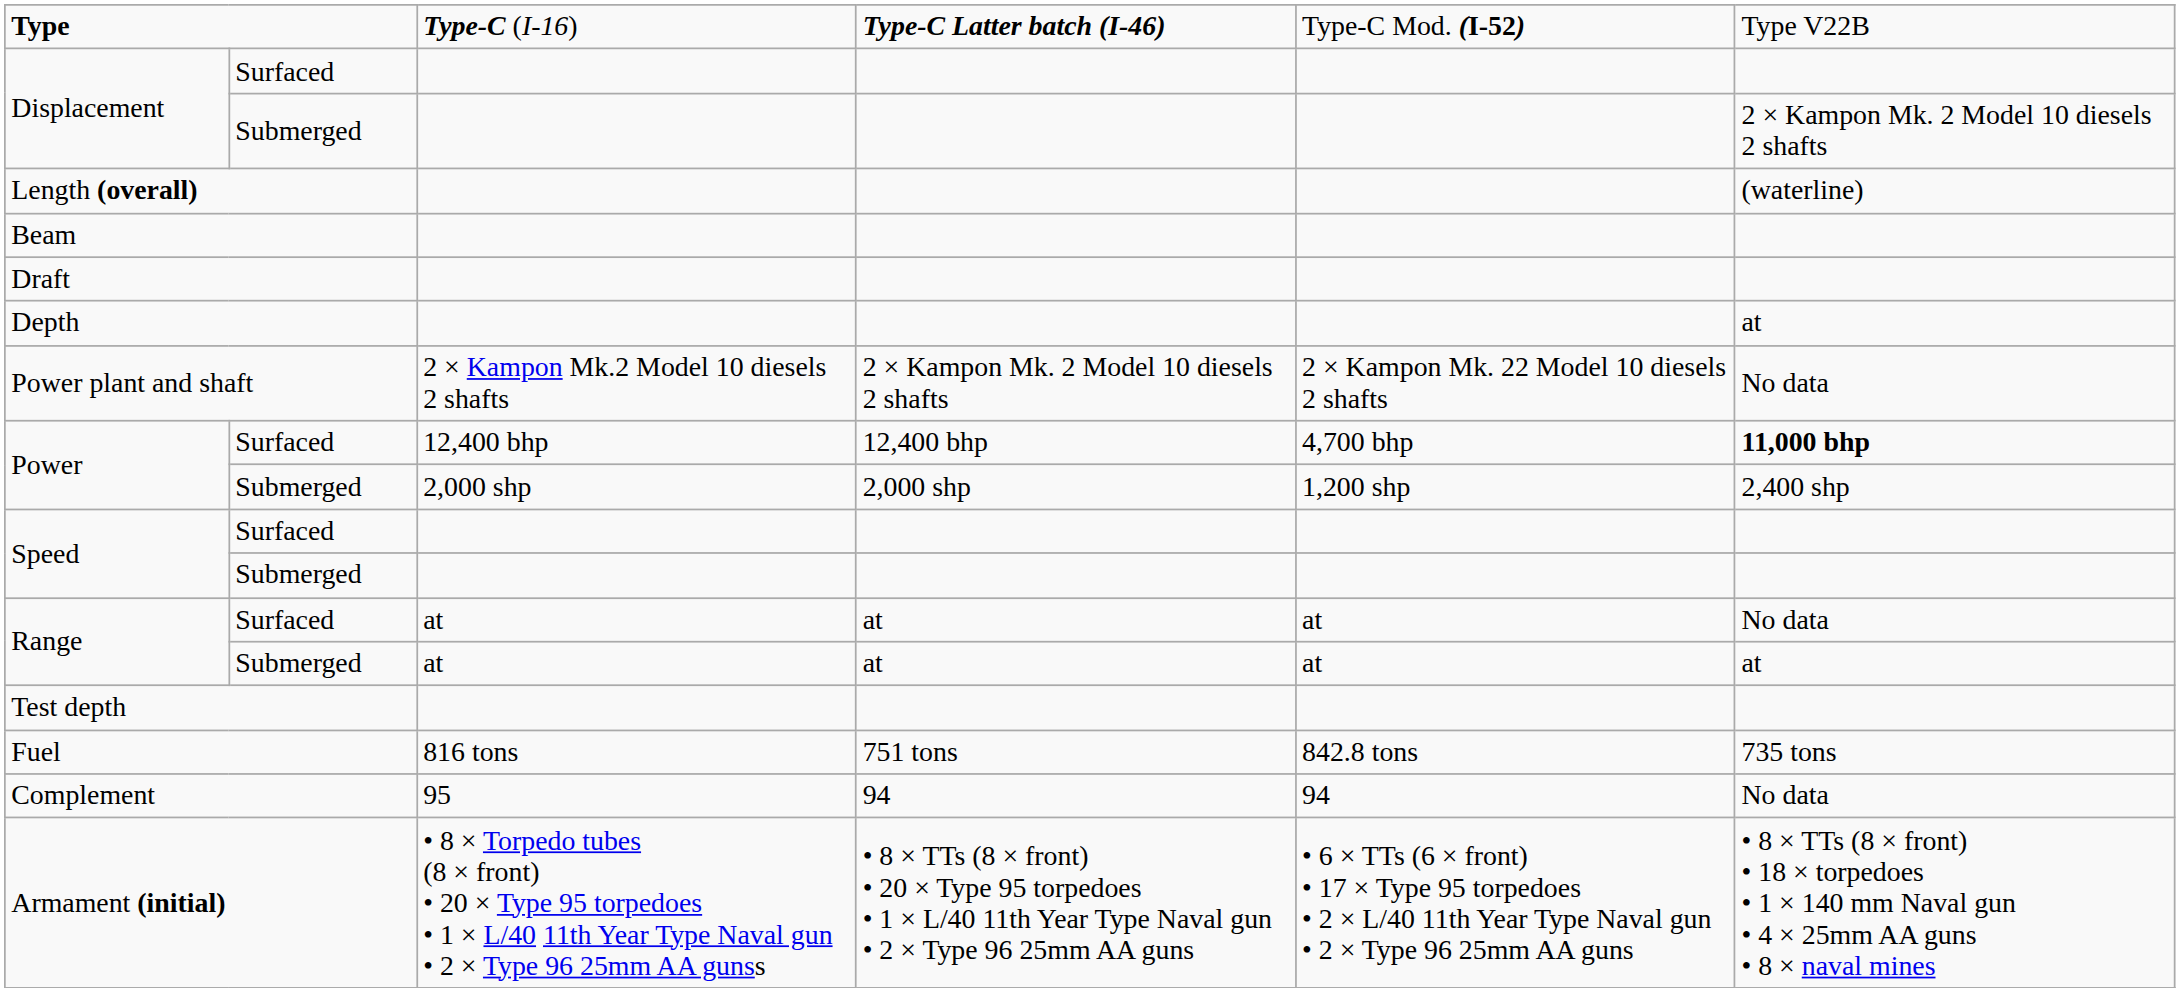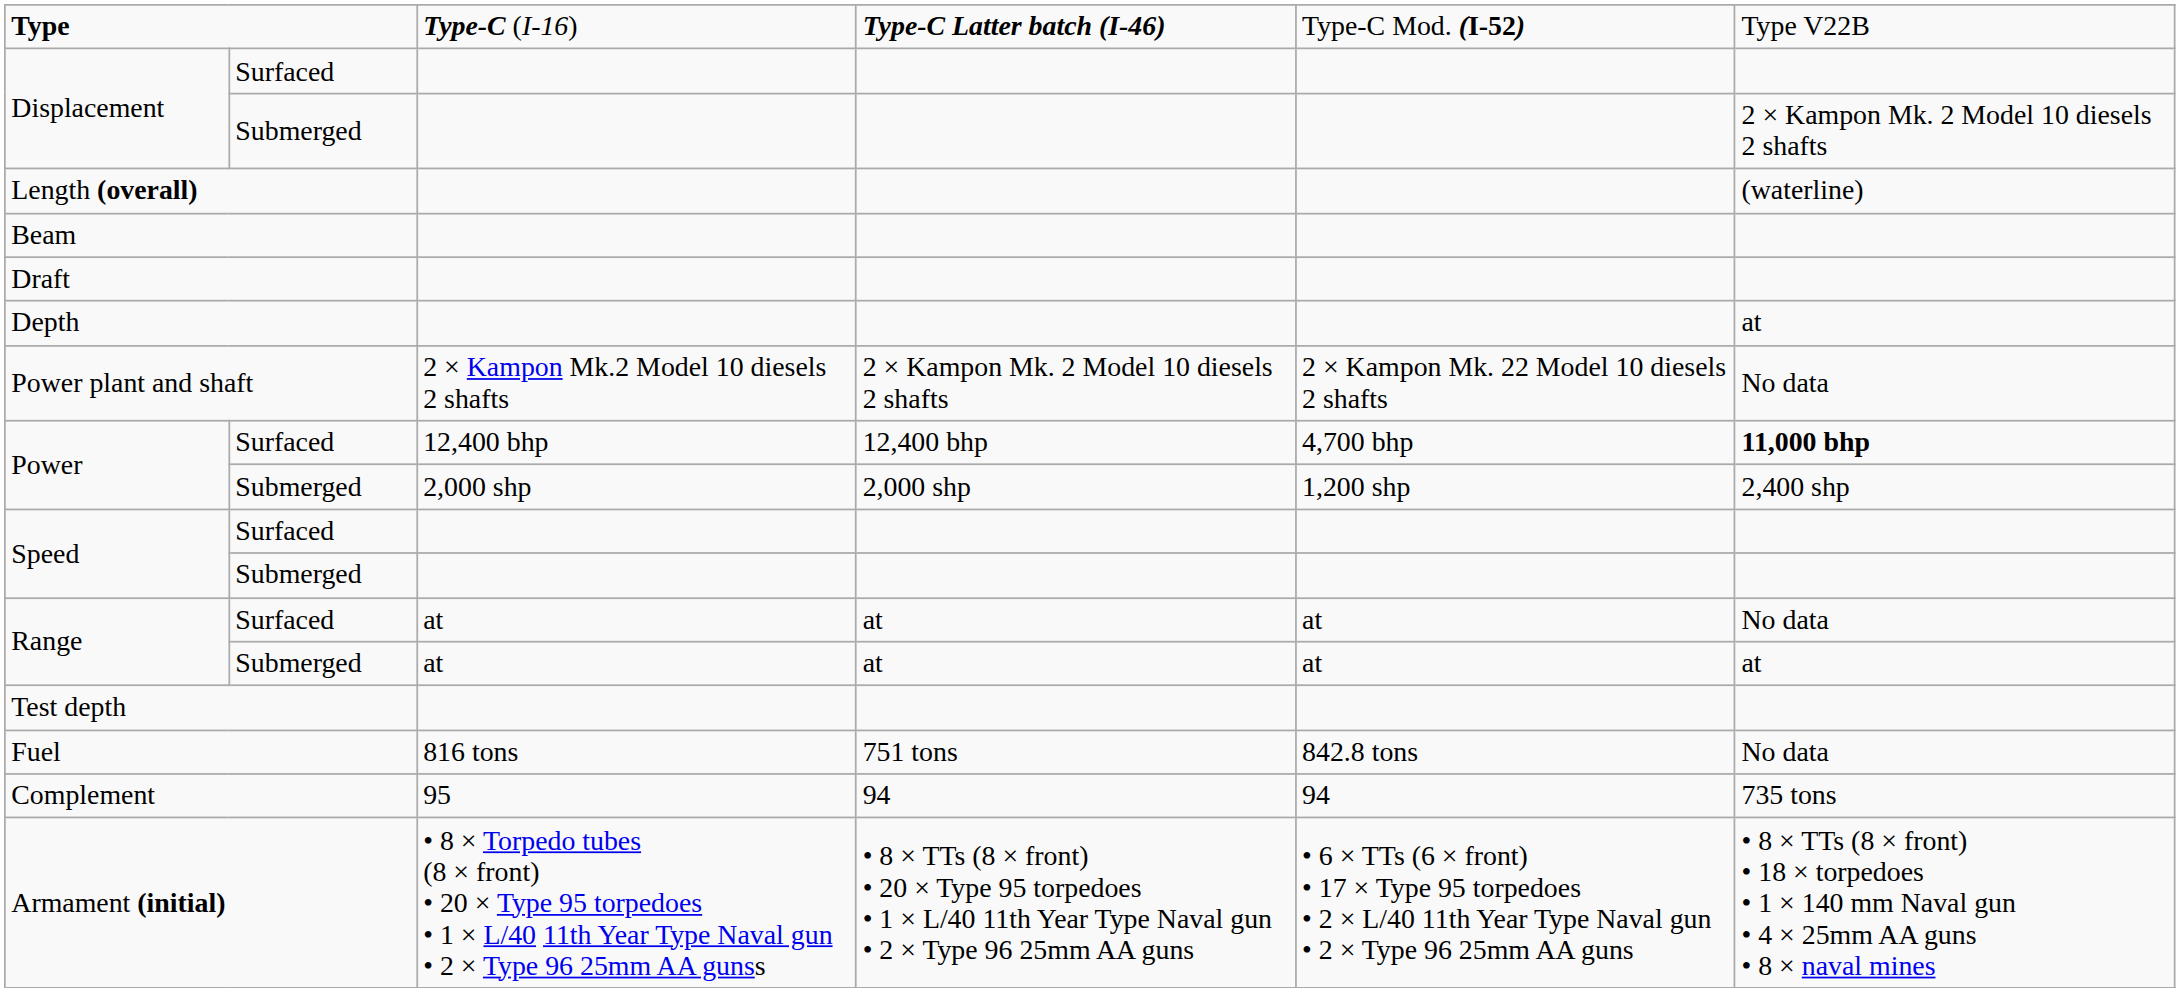(1789, 751) 735 tons -> (1785, 751) No data
(1785, 795) No data -> (1789, 795) 735 tons
